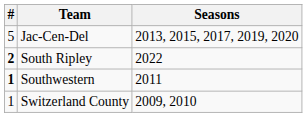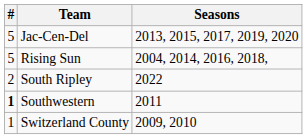+ row: (51, 58)
(11, 58) bold -> (11, 79) normal
